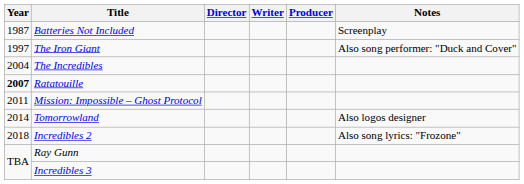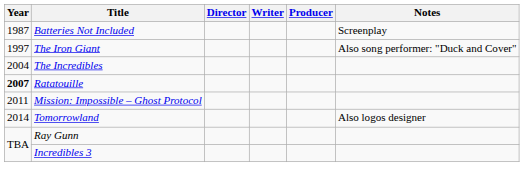- row: (63, 135)
